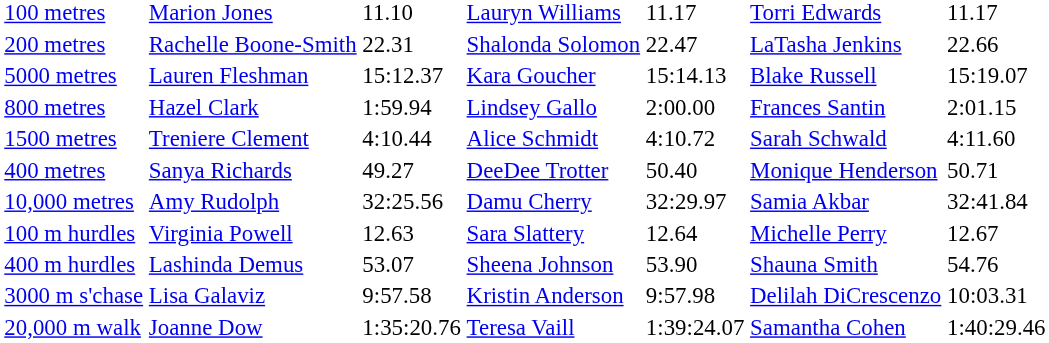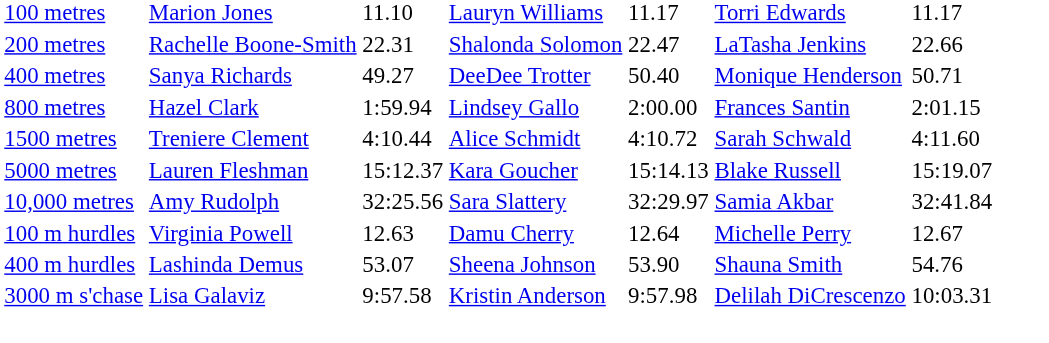rows swapped: (55, 170) <-> (61, 75)
(529, 201) Damu Cherry -> (508, 201) Sara Slattery
(525, 233) Sara Slattery -> (511, 233) Damu Cherry
- row: (73, 327)
